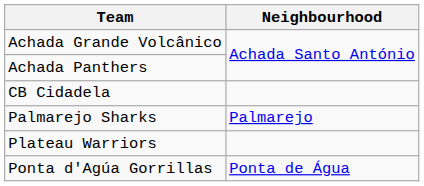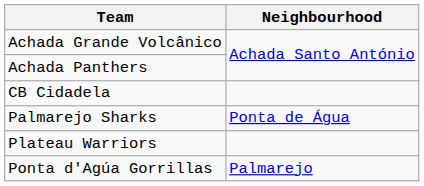(271, 118) Palmarejo -> (290, 118) Ponta de Água
(290, 168) Ponta de Água -> (271, 168) Palmarejo
